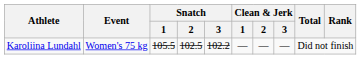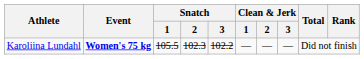(117, 46) normal -> (118, 46) bold
(191, 46) 102.5 -> (195, 46) 102.3
